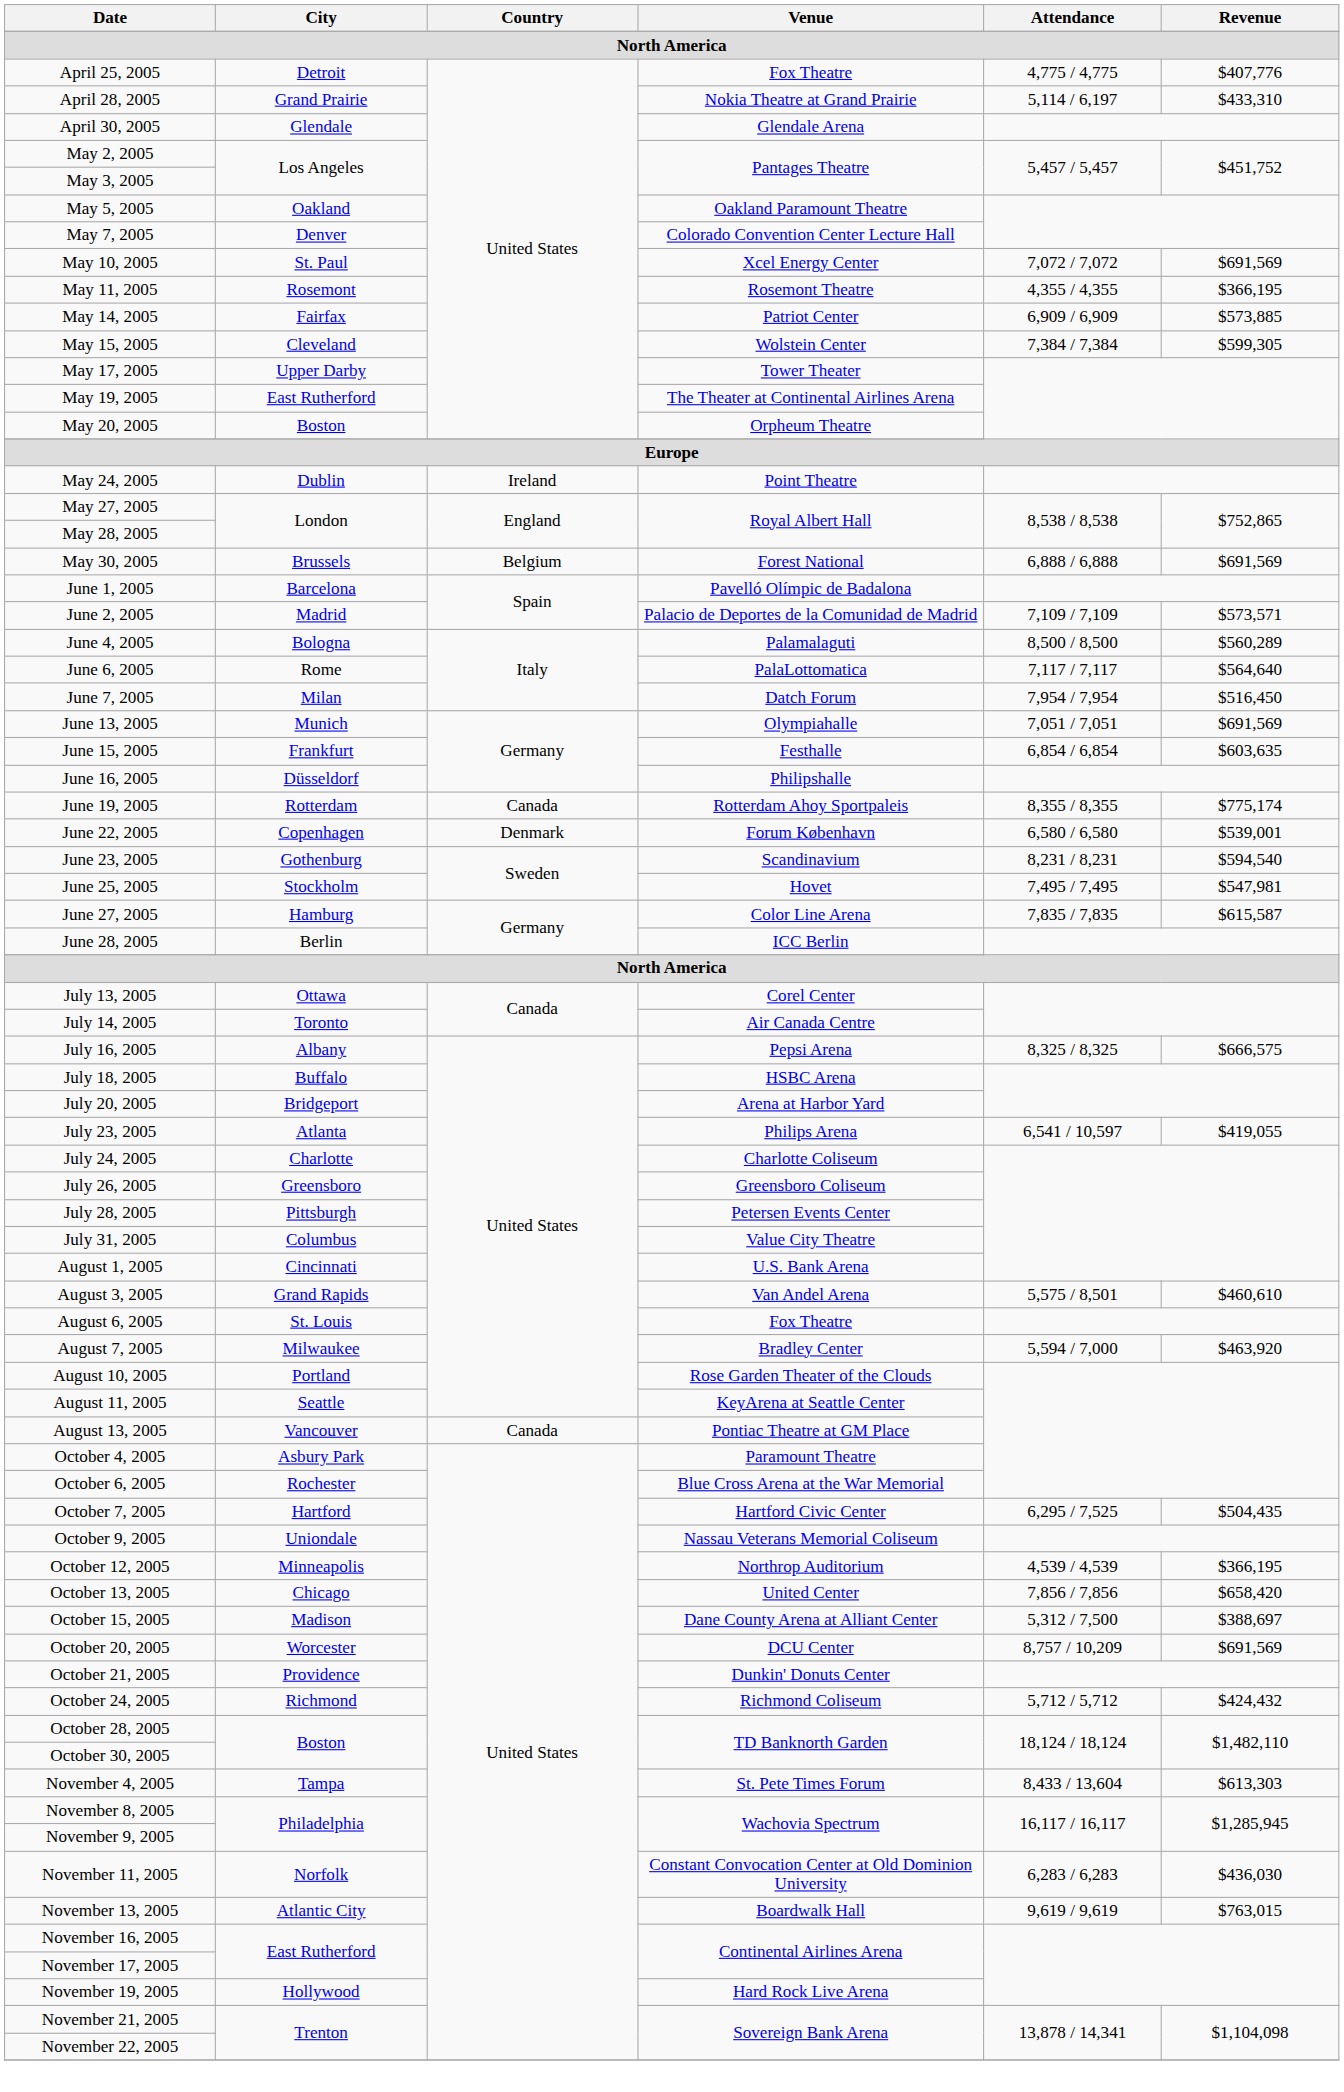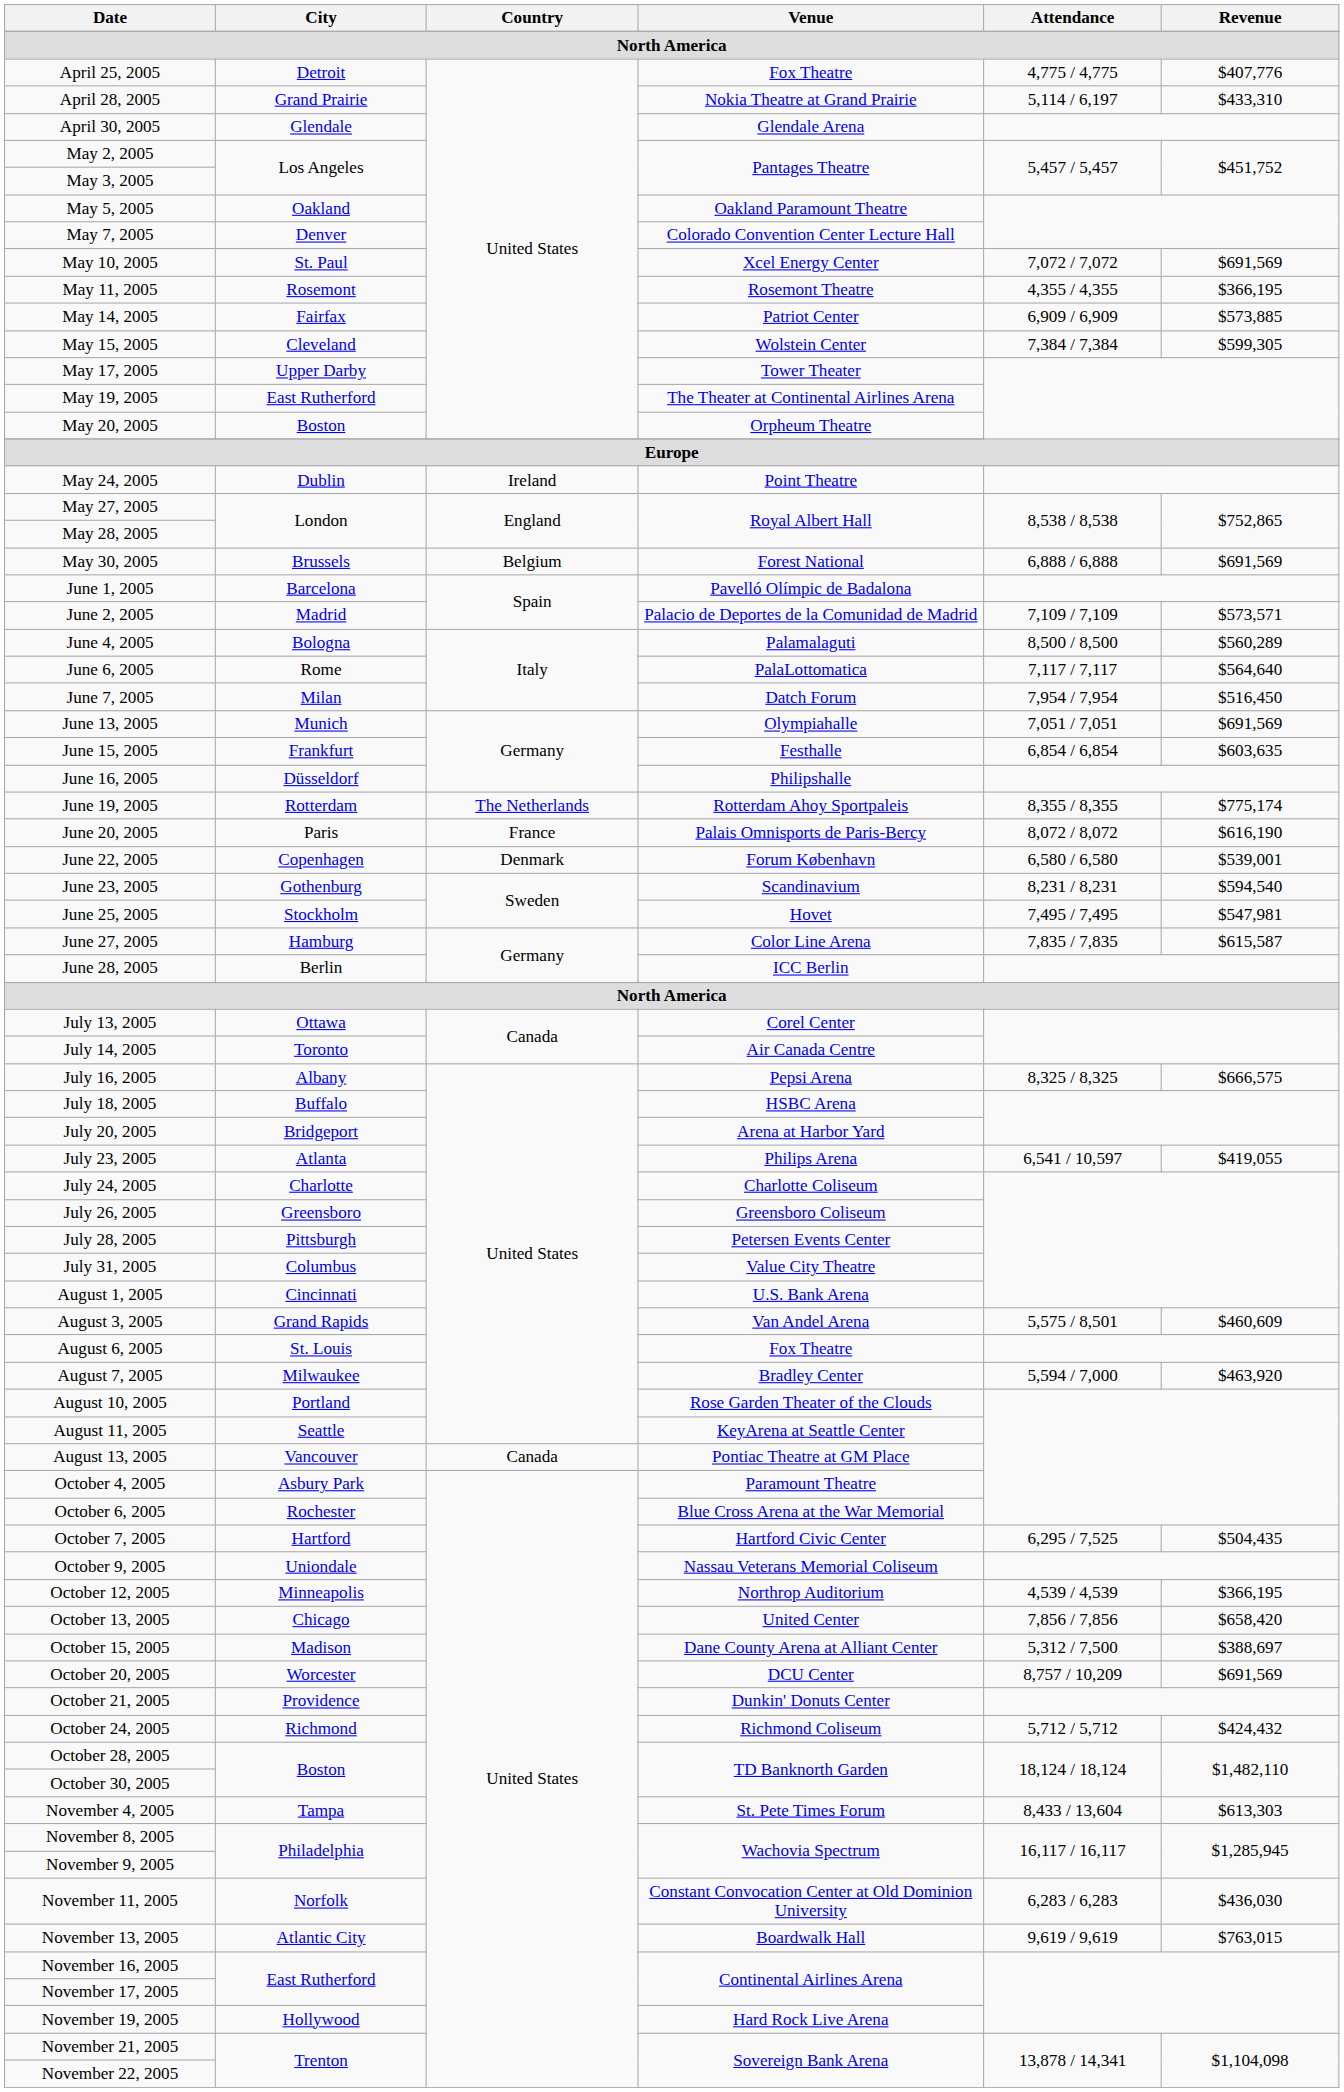(532, 805) Canada -> (532, 805) The Netherlands
+ row: (110, 832)
(1250, 1294) $460,610 -> (1250, 1321) $460,609
